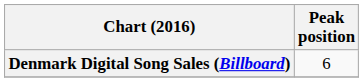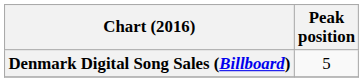(327, 63) 6 -> (327, 63) 5
